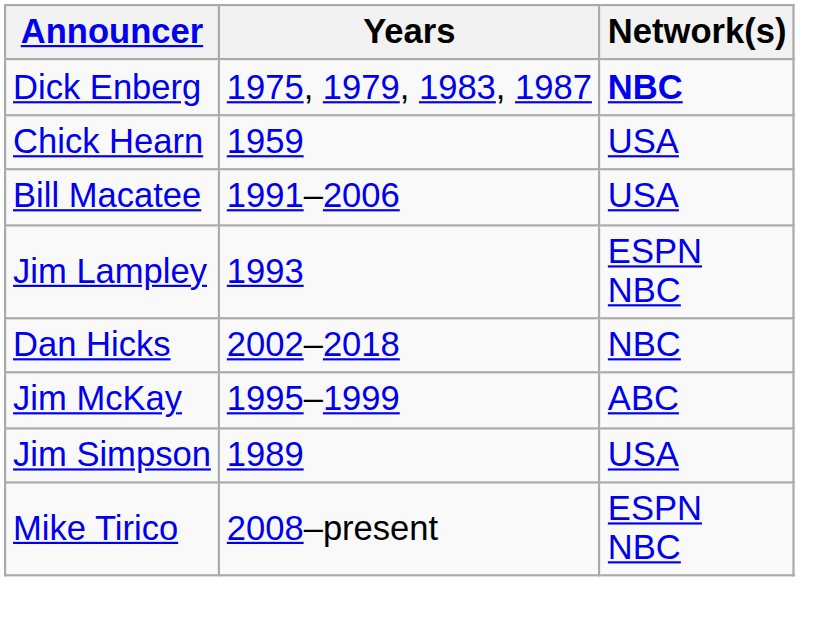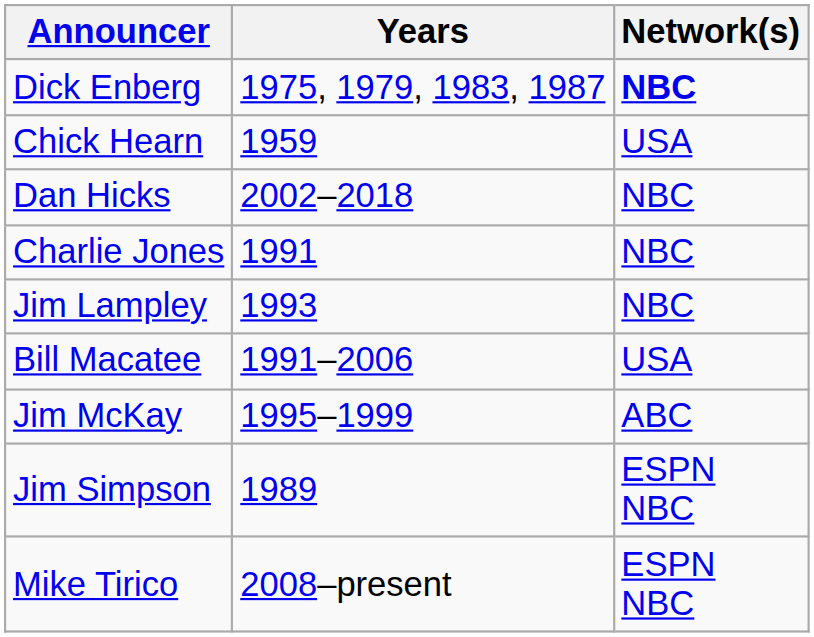rows swapped: (92, 344) <-> (107, 196)
+ row: (119, 251)
(655, 270) ESPN NBC -> (658, 305) NBC
(643, 454) USA -> (668, 489) ESPN NBC
